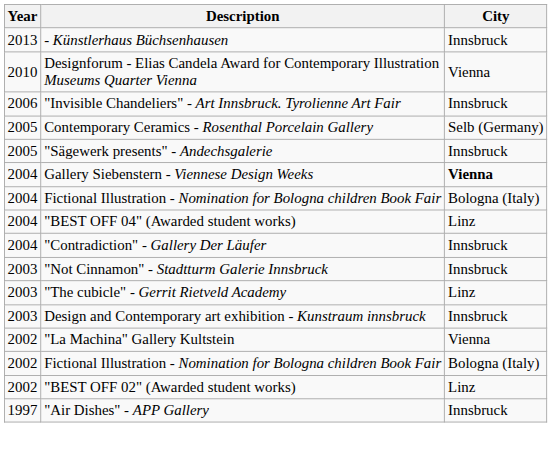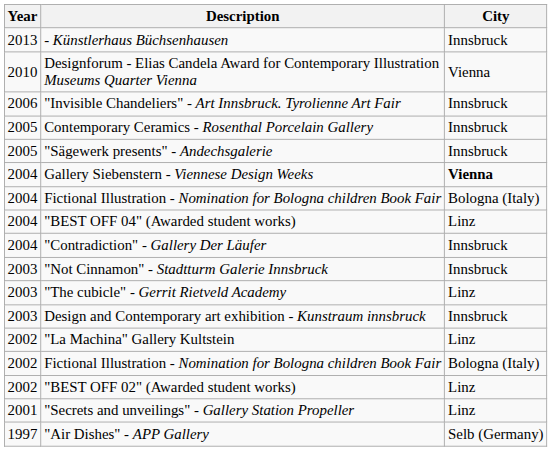(496, 127) Selb (Germany) -> (478, 127) Innsbruck
(469, 339) Vienna -> (462, 339) Linz
+ row: (22, 410)
(478, 410) Innsbruck -> (496, 434) Selb (Germany)
